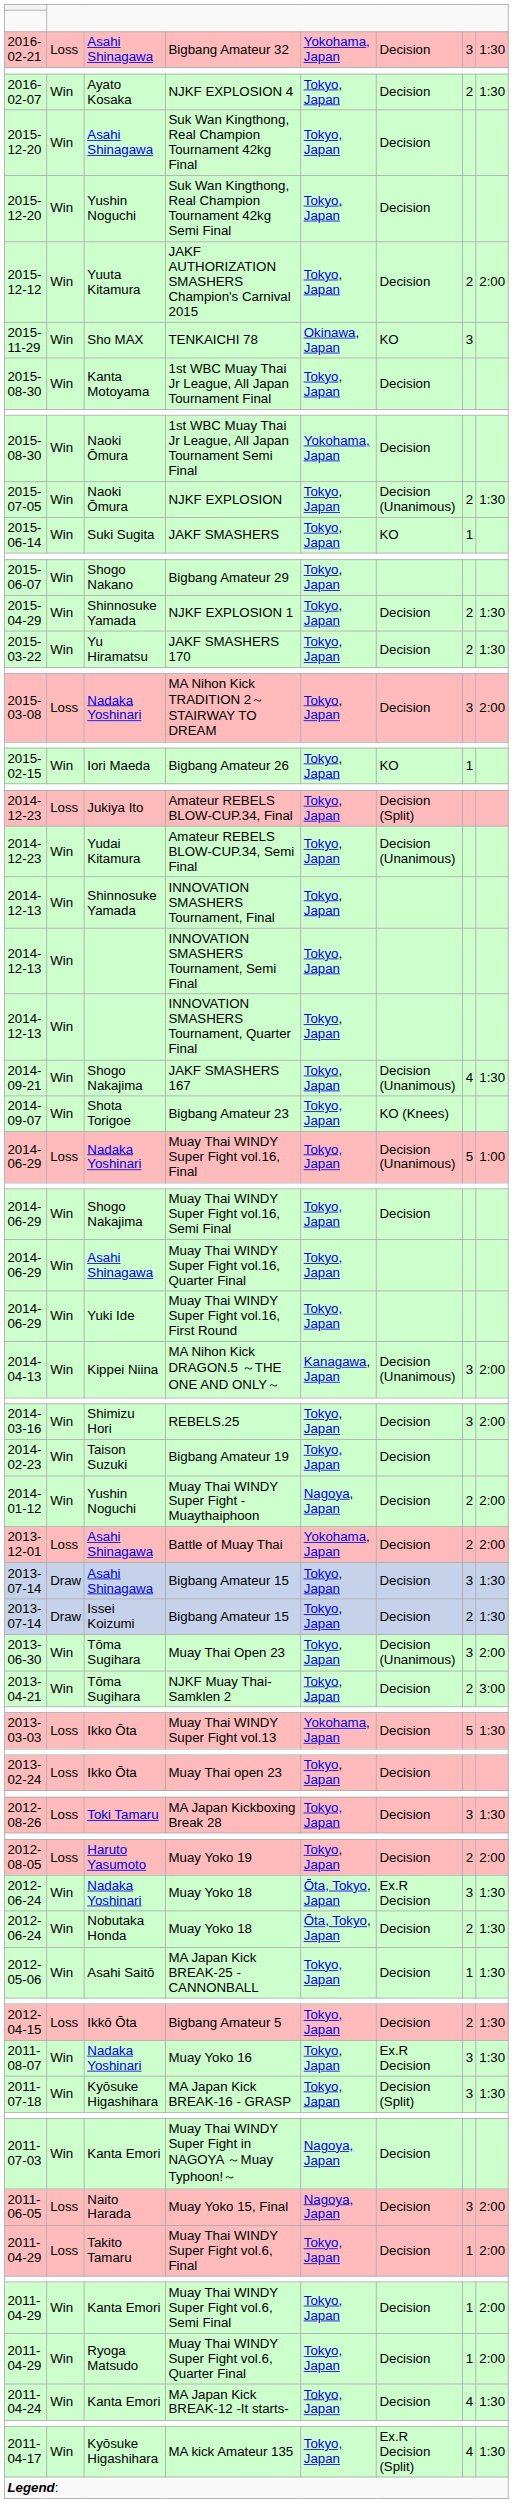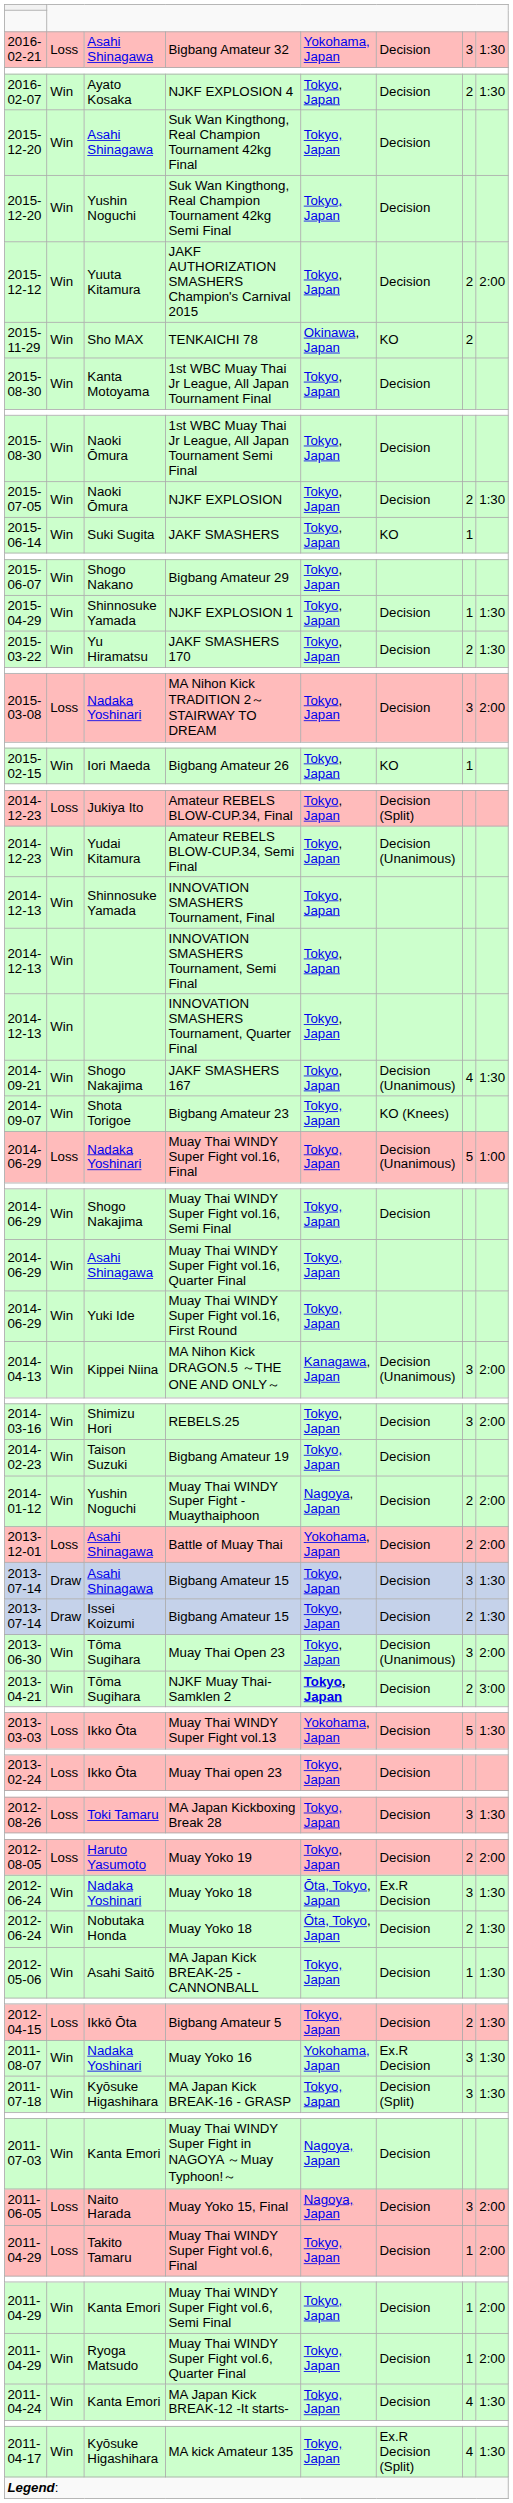(469, 340) 3 -> (469, 340) 2
(337, 448) Yokohama, Japan -> (323, 448) Tokyo, Japan
(417, 499) Decision (Unanimous) -> (405, 499) Decision
(469, 613) 2 -> (469, 613) 1
(323, 1688) normal -> (325, 1688) bold
(323, 2058) Tokyo, Japan -> (337, 2058) Yokohama, Japan
